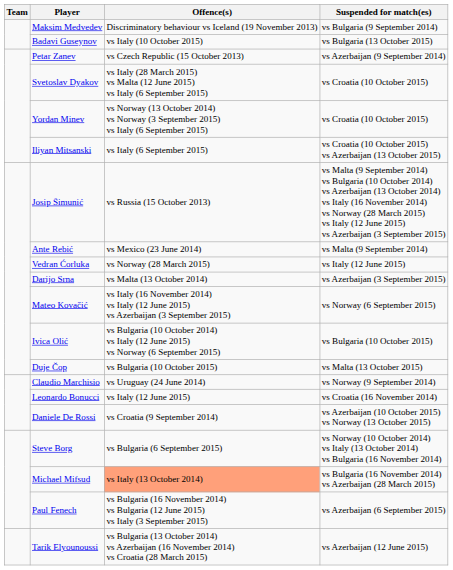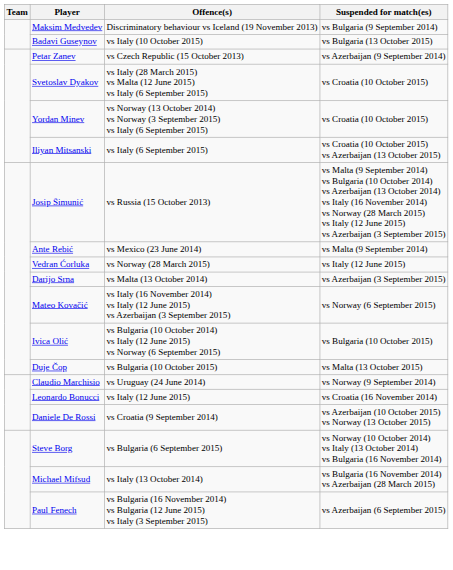(155, 479) lightsalmon background -> (155, 479) no background
- row: (65, 547)
